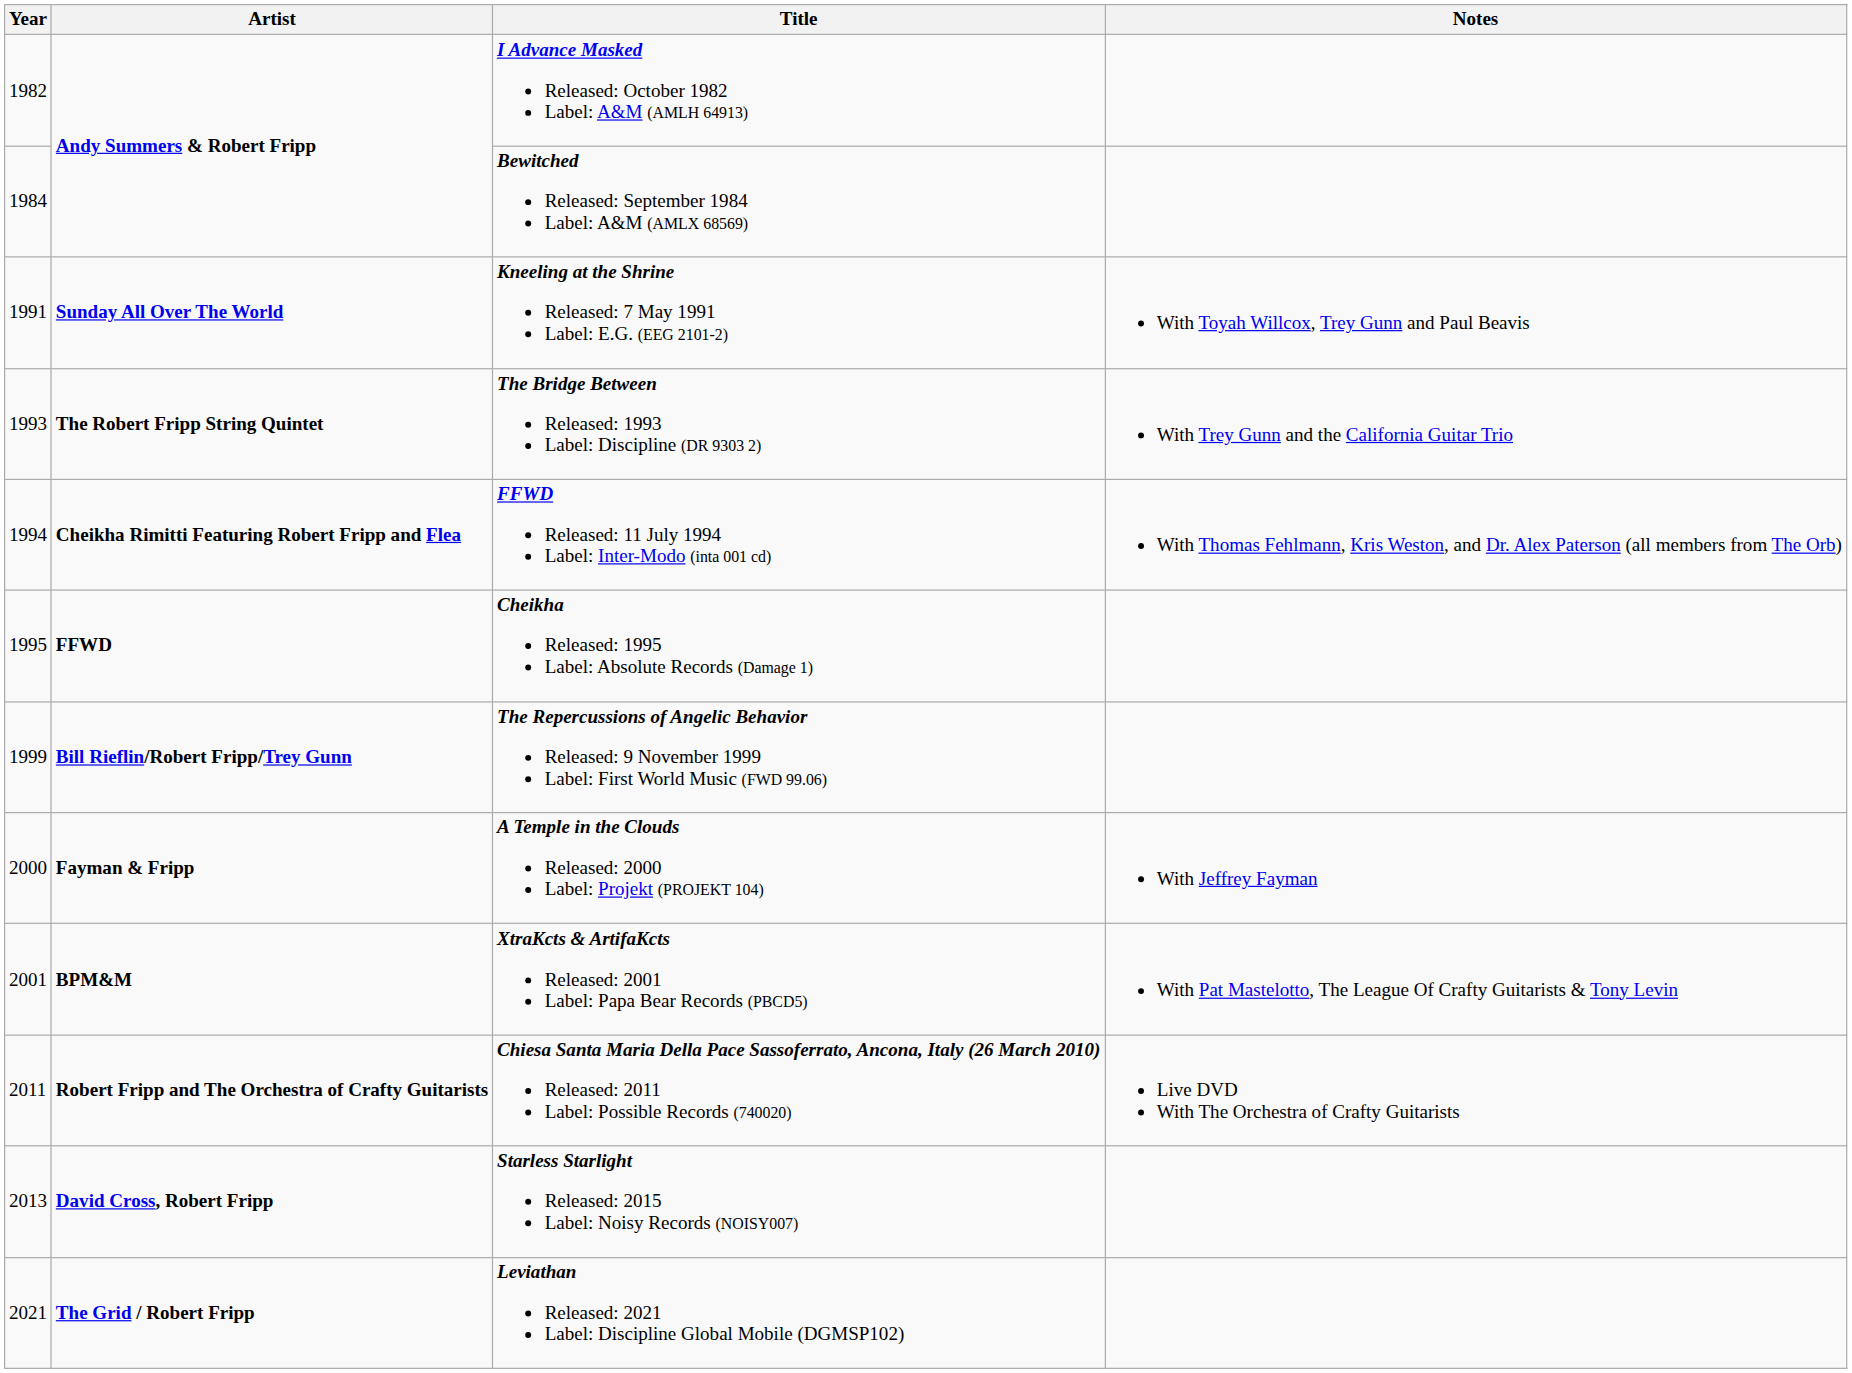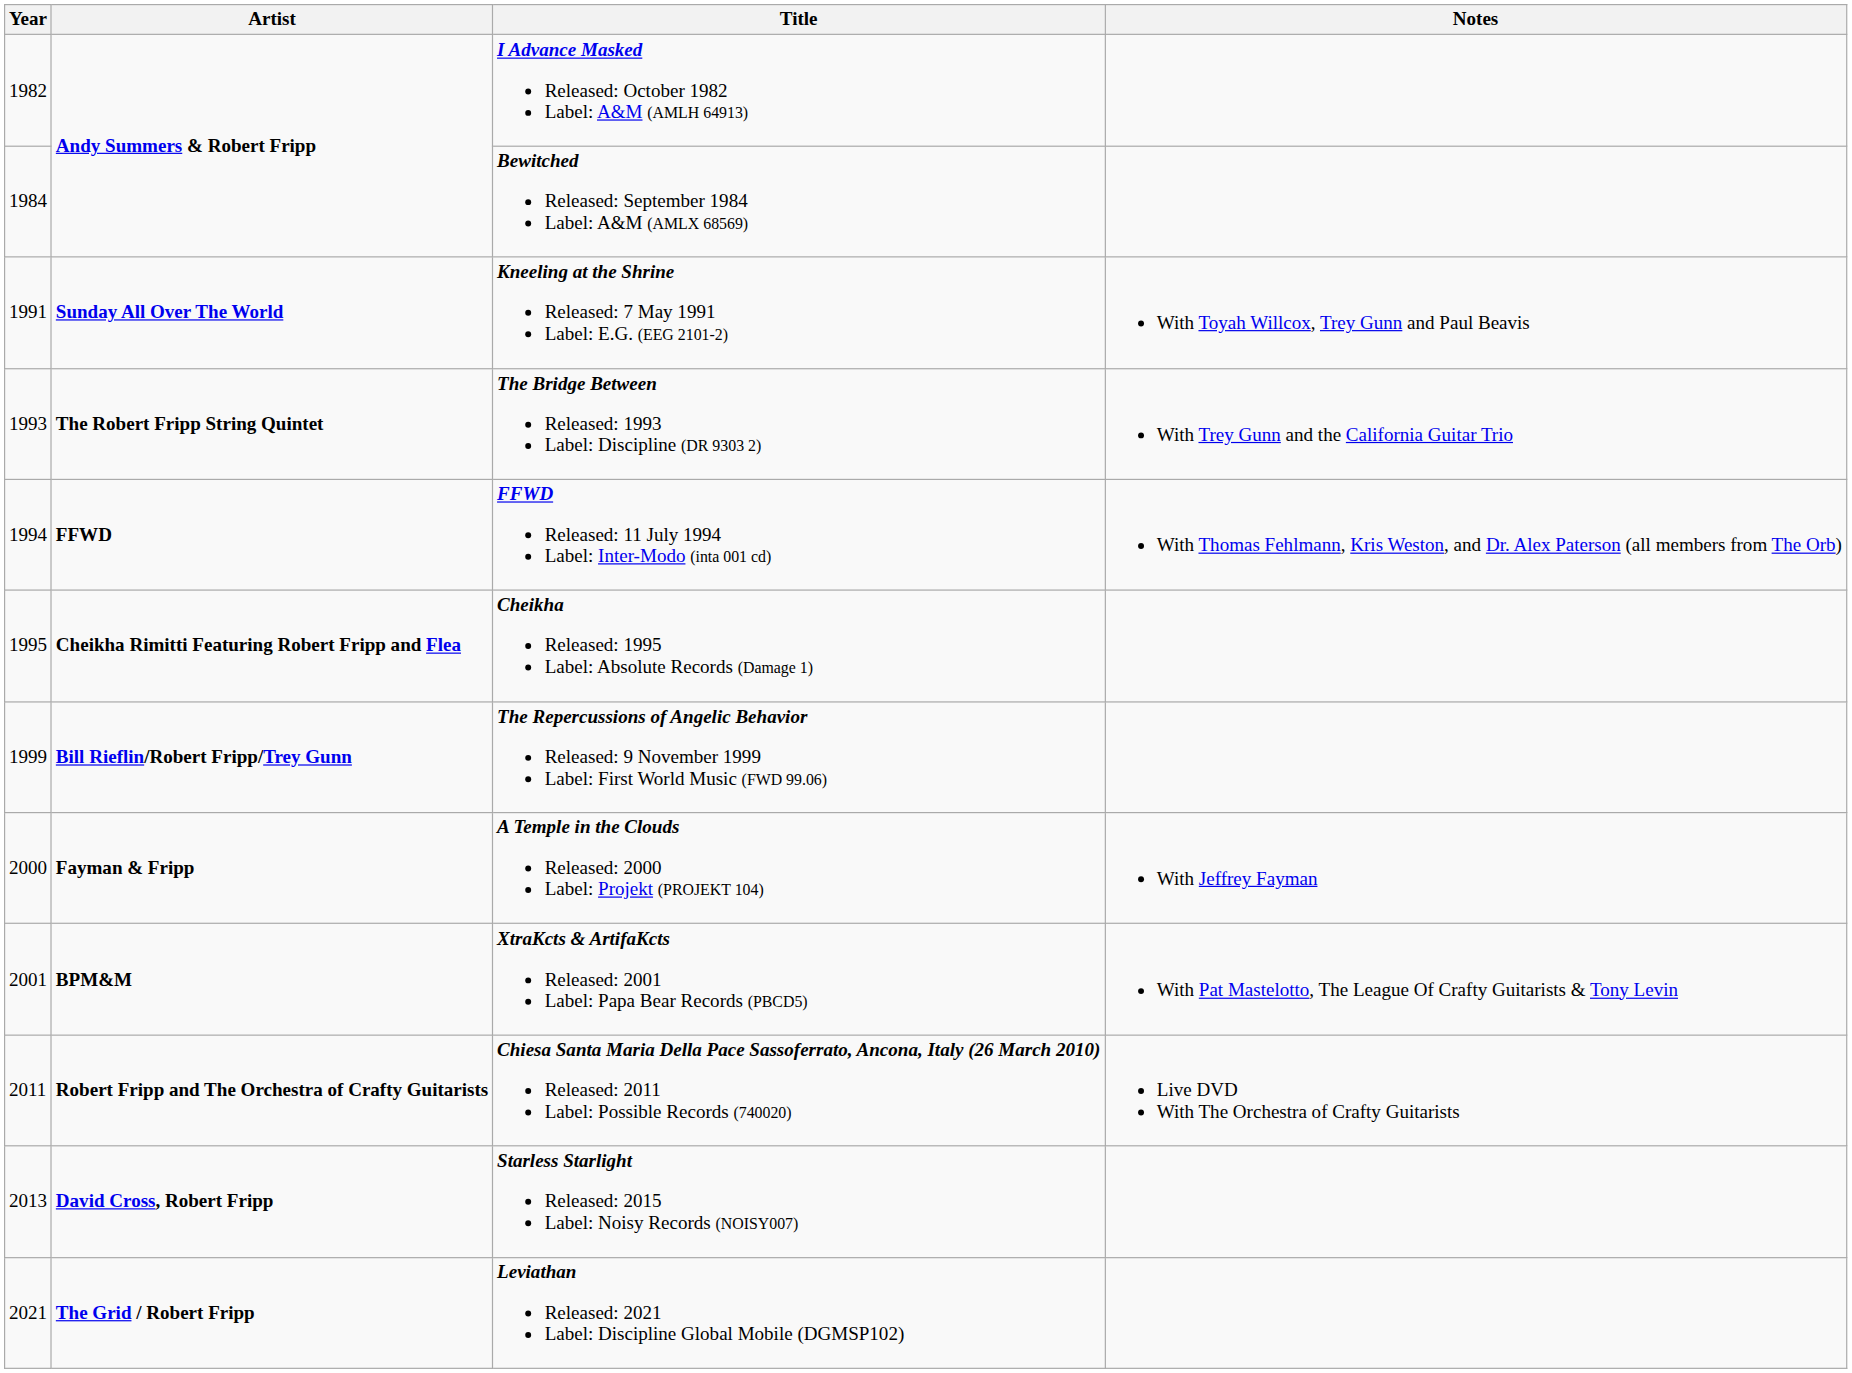(258, 534) Cheikha Rimitti Featuring Robert Fripp and Flea -> (84, 534) FFWD
(84, 645) FFWD -> (258, 645) Cheikha Rimitti Featuring Robert Fripp and Flea
